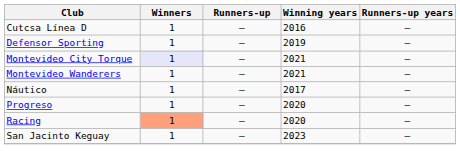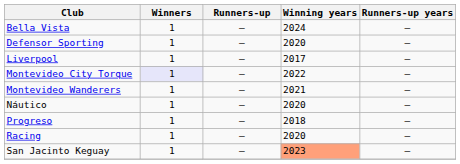+ row: (38, 28)
- row: (47, 28)
(294, 43) 2019 -> (294, 43) 2020
+ row: (32, 58)
(294, 58) 2021 -> (294, 74) 2022
(294, 89) 2017 -> (294, 105) 2020
(294, 105) 2020 -> (294, 120) 2018
(172, 120) lightsalmon background -> (172, 136) no background
(294, 136) no background -> (294, 151) lightsalmon background
